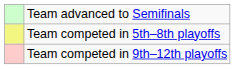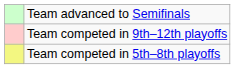rows swapped: (124, 34) <-> (127, 53)
